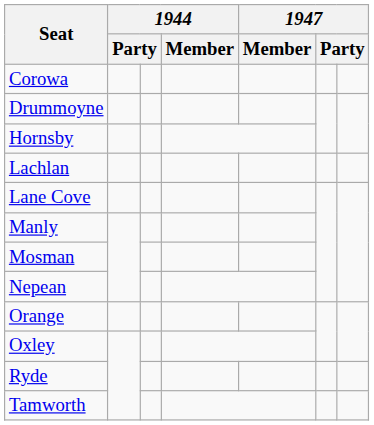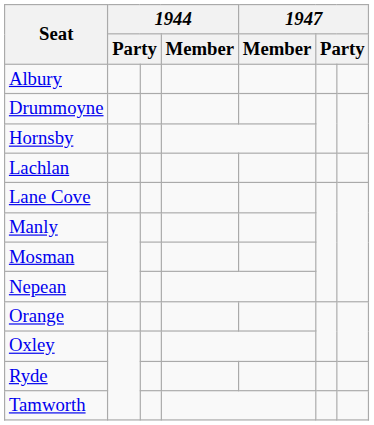+ row: (35, 78)
- row: (39, 78)
